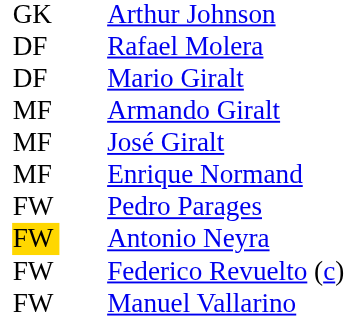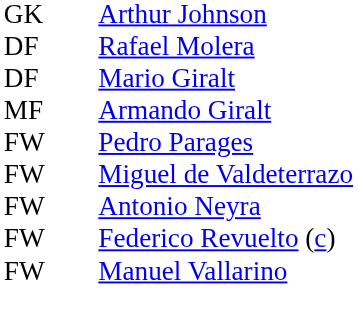- row: (166, 142)
- row: (205, 174)
+ row: (226, 174)
(33, 238) gold background -> (24, 206) no background
